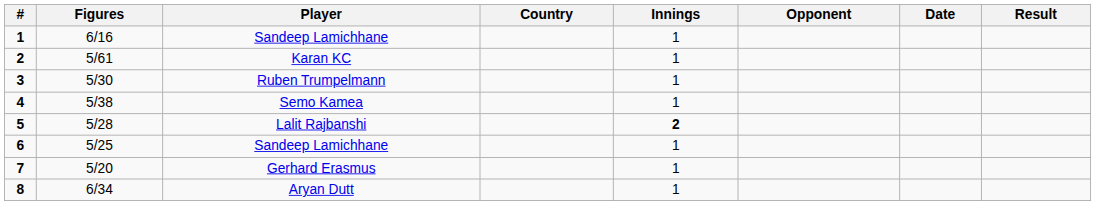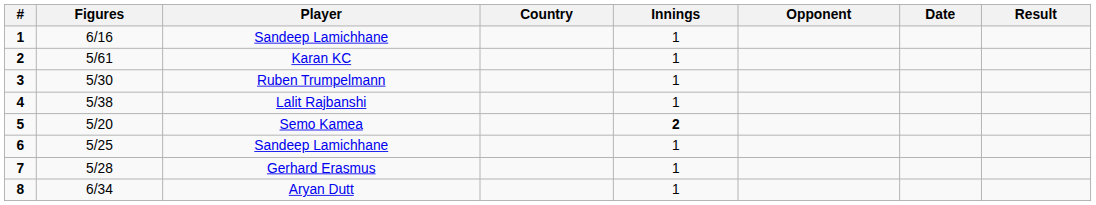(321, 102) Semo Kamea -> (321, 102) Lalit Rajbanshi
(99, 124) 5/28 -> (99, 124) 5/20
(321, 124) Lalit Rajbanshi -> (321, 124) Semo Kamea
(99, 168) 5/20 -> (99, 168) 5/28
